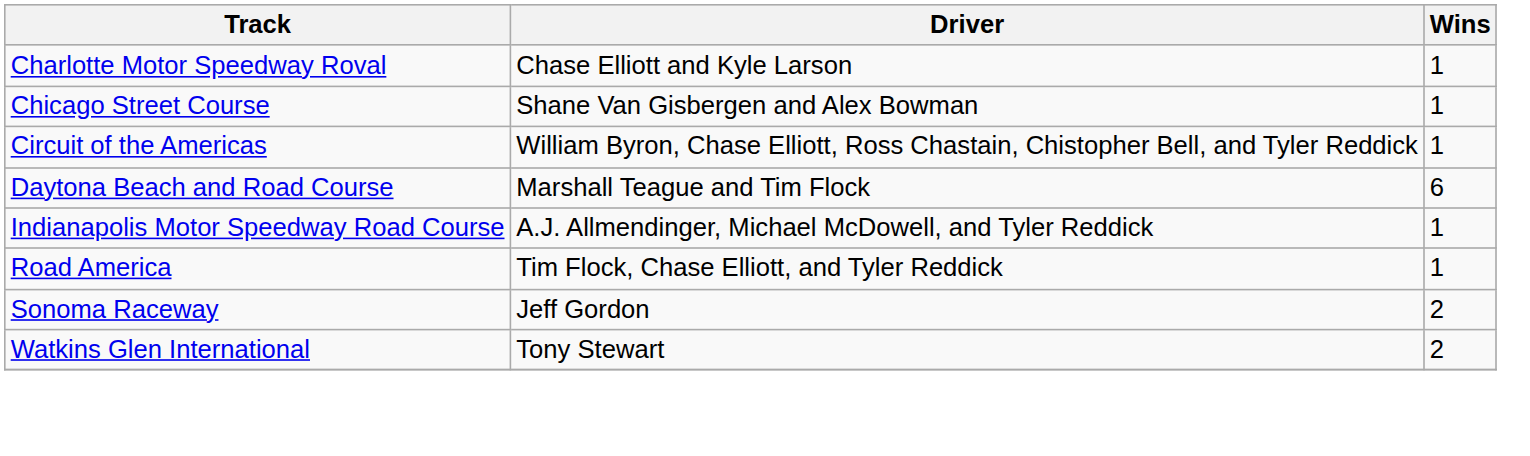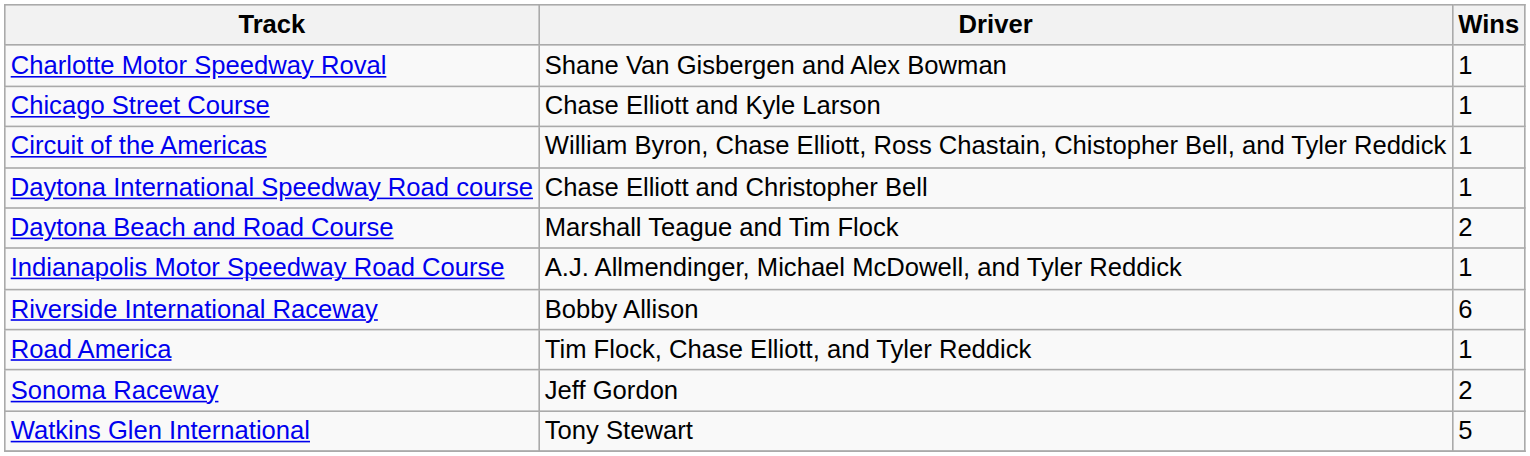(684, 65) Chase Elliott and Kyle Larson -> (776, 65) Shane Van Gisbergen and Alex Bowman
(747, 106) Shane Van Gisbergen and Alex Bowman -> (713, 106) Chase Elliott and Kyle Larson
+ row: (272, 187)
(1437, 187) 6 -> (1465, 227) 2
+ row: (194, 308)
(1437, 349) 2 -> (1465, 430) 5
